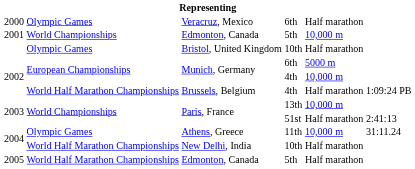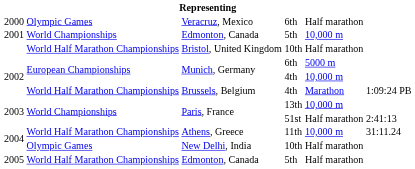(59, 49) Olympic Games -> (103, 49) World Half Marathon Championships
(334, 90) Half marathon -> (325, 90) Marathon
(59, 132) Olympic Games -> (103, 132) World Half Marathon Championships
(103, 146) World Half Marathon Championships -> (59, 146) Olympic Games
